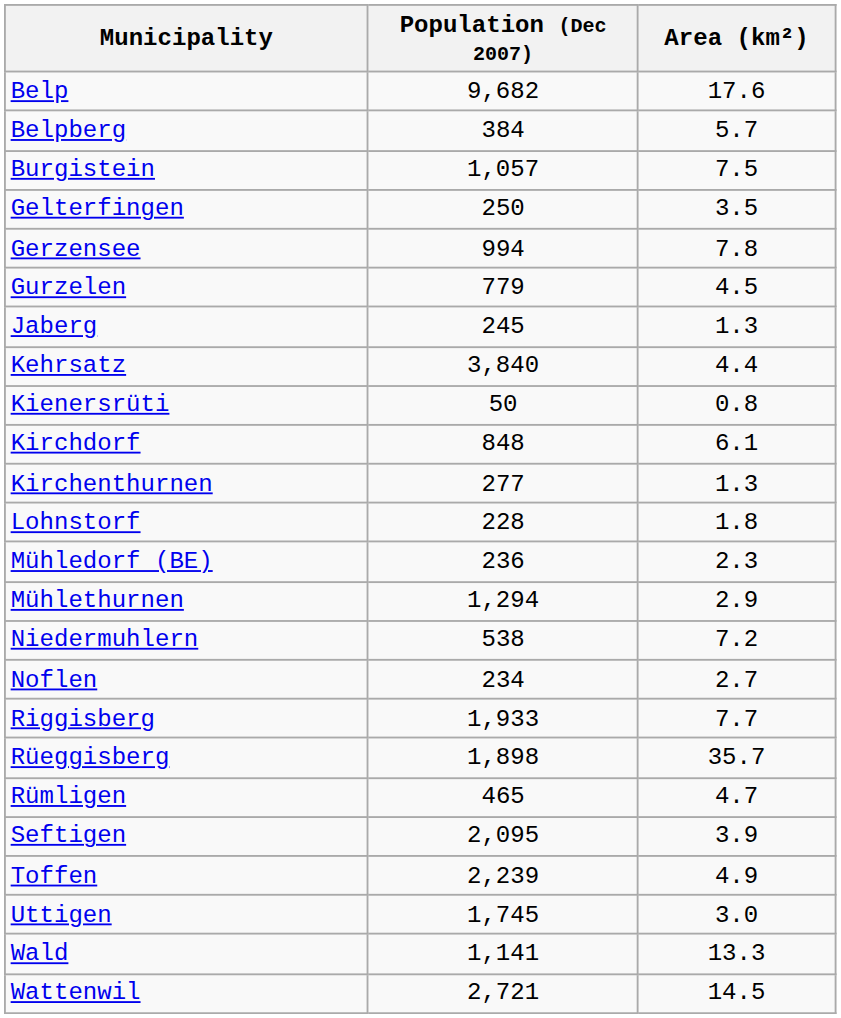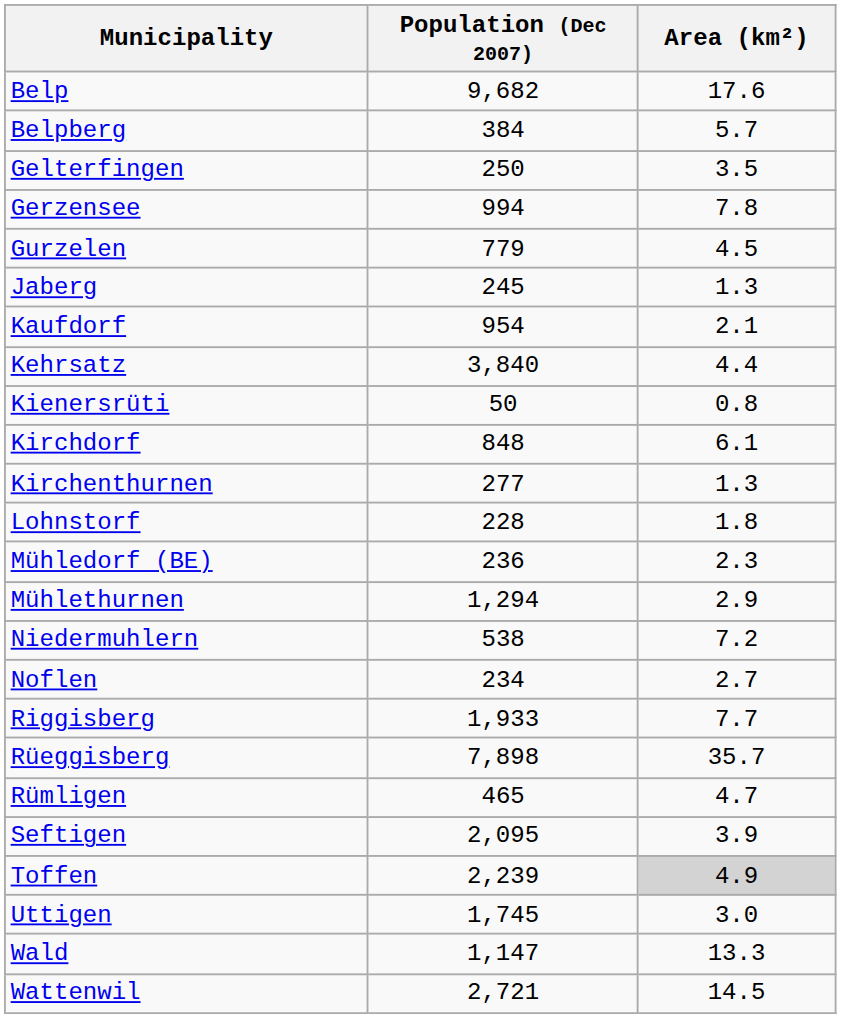- row: (83, 170)
+ row: (68, 327)
(503, 758) 1,898 -> (503, 758) 7,898
(737, 875) no background -> (737, 875) lightgrey background
(503, 954) 1,141 -> (503, 954) 1,147
